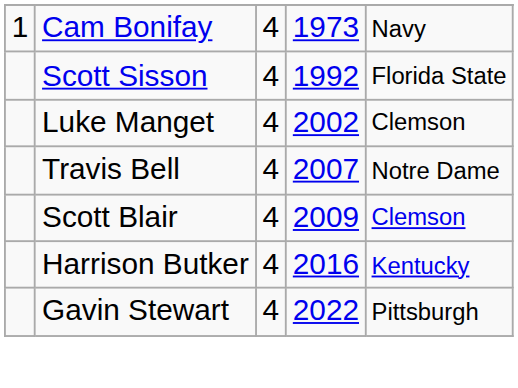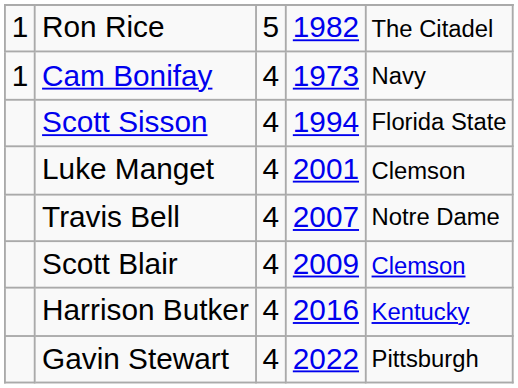+ row: (103, 28)
(326, 75) 1992 -> (326, 122) 1994
(326, 122) 2002 -> (326, 169) 2001
